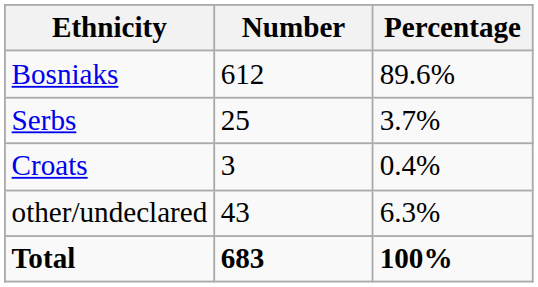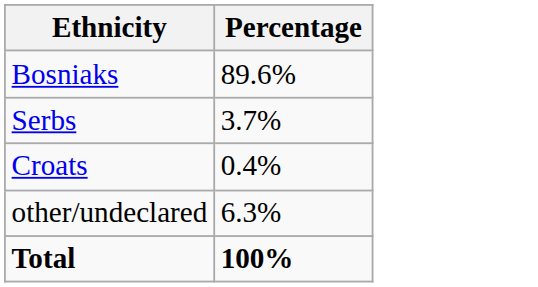- column: (293, 27)
